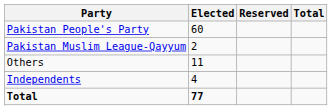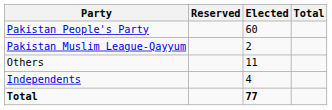columns swapped: (213, 13) <-> (264, 13)
